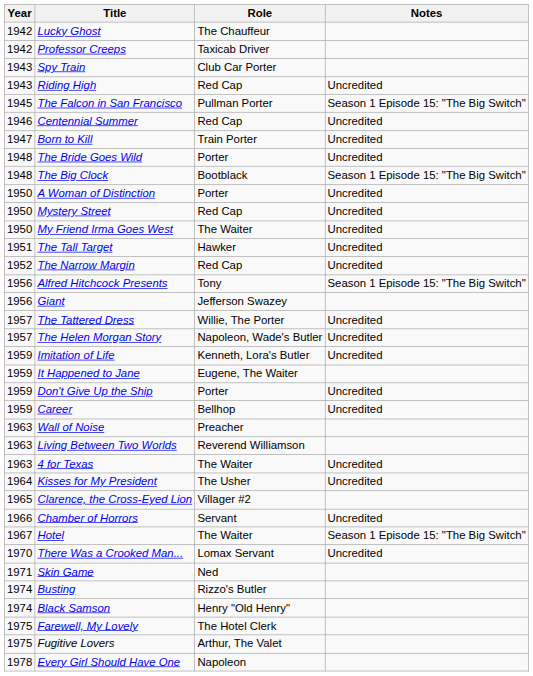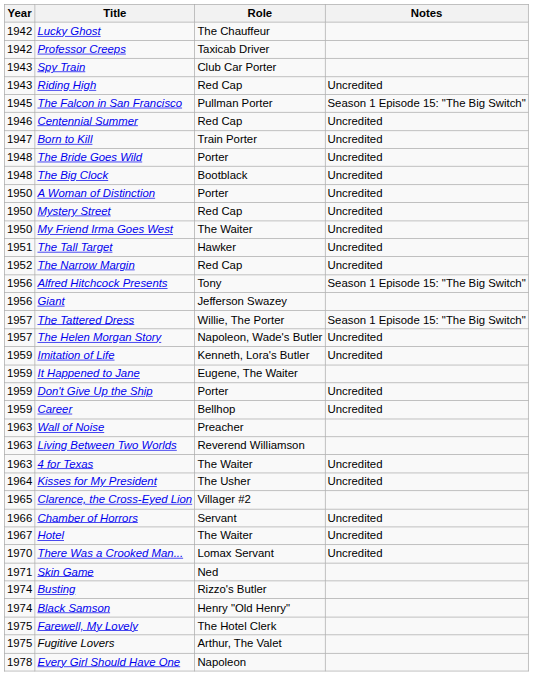(427, 175) Season 1 Episode 15: "The Big Switch" -> (355, 175) Uncredited
(355, 319) Uncredited -> (427, 319) Season 1 Episode 15: "The Big Switch"
(427, 535) Season 1 Episode 15: "The Big Switch" -> (355, 535) Uncredited
